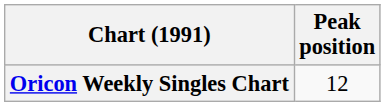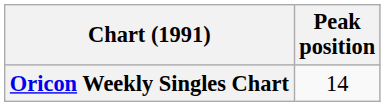(337, 82) 12 -> (337, 82) 14
